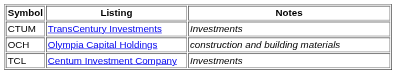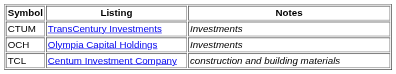(265, 45) construction and building materials -> (216, 45) Investments
(216, 60) Investments -> (265, 60) construction and building materials
